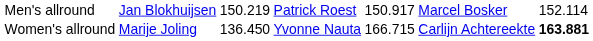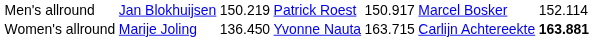(390, 29) 166.715 -> (390, 29) 163.715
